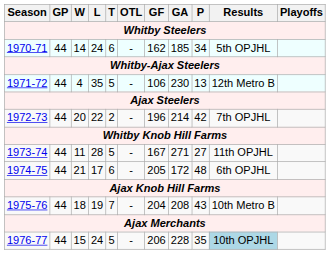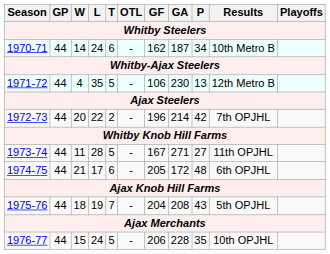(180, 48) 185 -> (180, 48) 187
(243, 48) 5th OPJHL -> (243, 48) 10th Metro B
(243, 205) 10th Metro B -> (243, 205) 5th OPJHL
(243, 240) lightblue background -> (243, 240) no background
